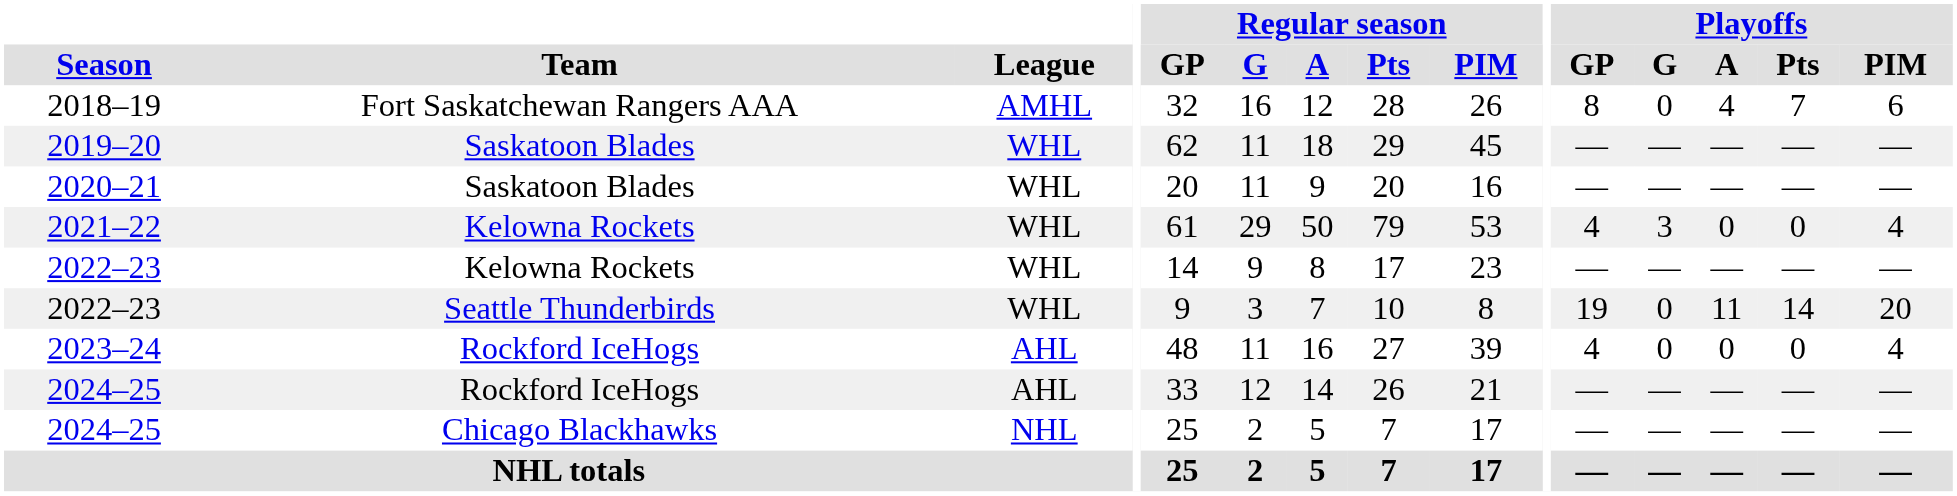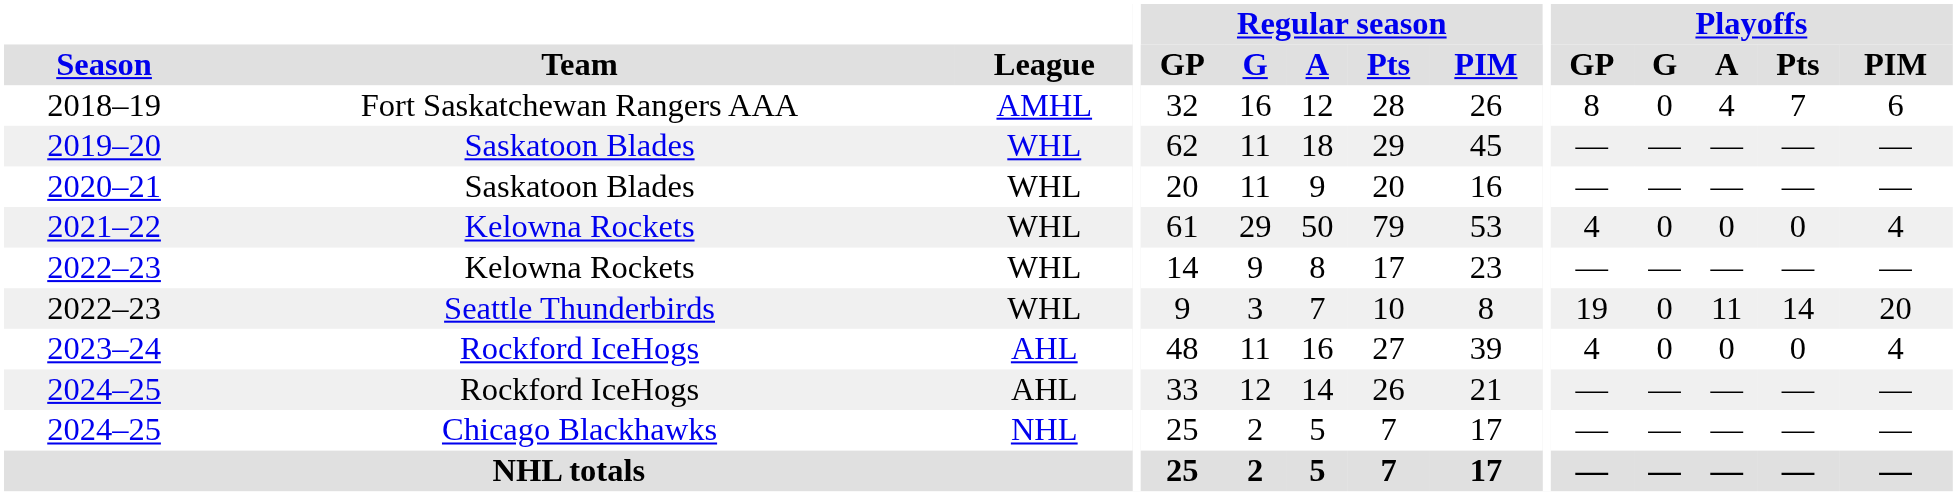(1665, 226) 3 -> (1665, 226) 0
